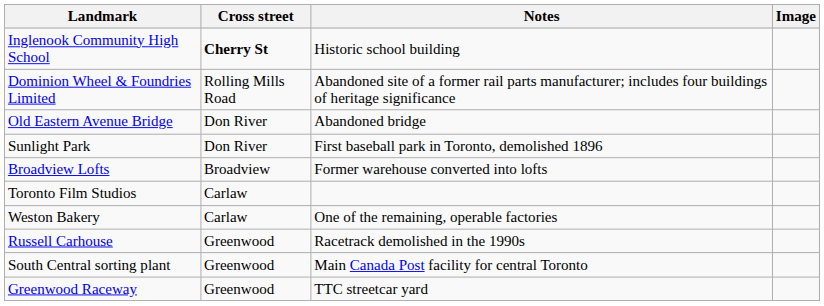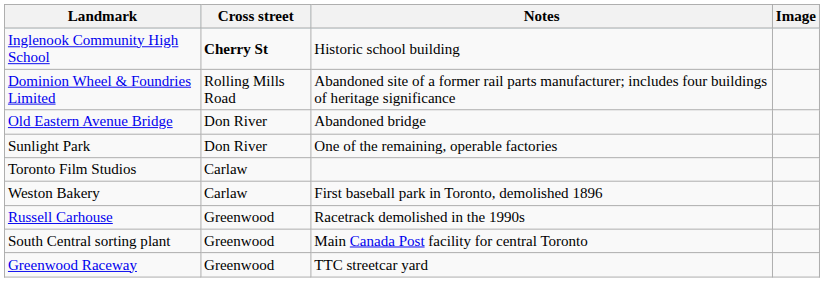(458, 145) First baseball park in Toronto, demolished 1896 -> (436, 145) One of the remaining, operable factories
- row: (59, 169)
(436, 217) One of the remaining, operable factories -> (458, 193) First baseball park in Toronto, demolished 1896
